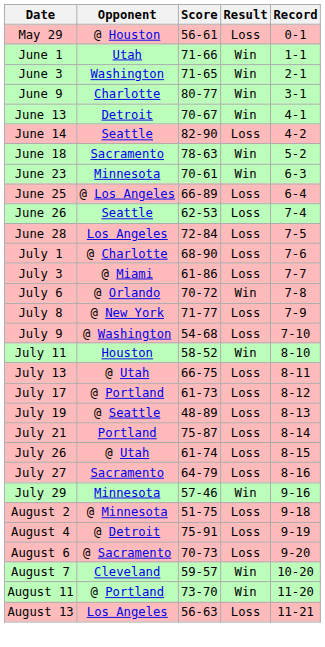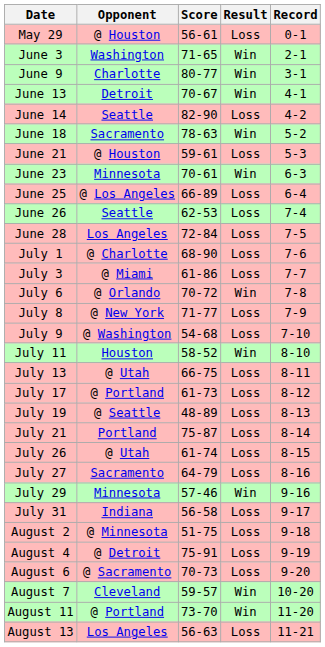- row: (40, 54)
+ row: (40, 154)
+ row: (40, 512)
